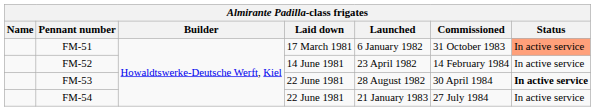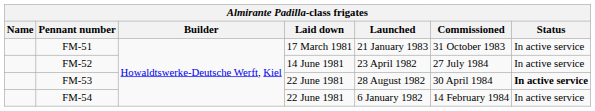(390, 47) 6 January 1982 -> (393, 47) 21 January 1983
(549, 47) lightsalmon background -> (549, 47) no background
(471, 64) 14 February 1984 -> (461, 64) 27 July 1984
(393, 98) 21 January 1983 -> (390, 98) 6 January 1982
(461, 98) 27 July 1984 -> (471, 98) 14 February 1984
